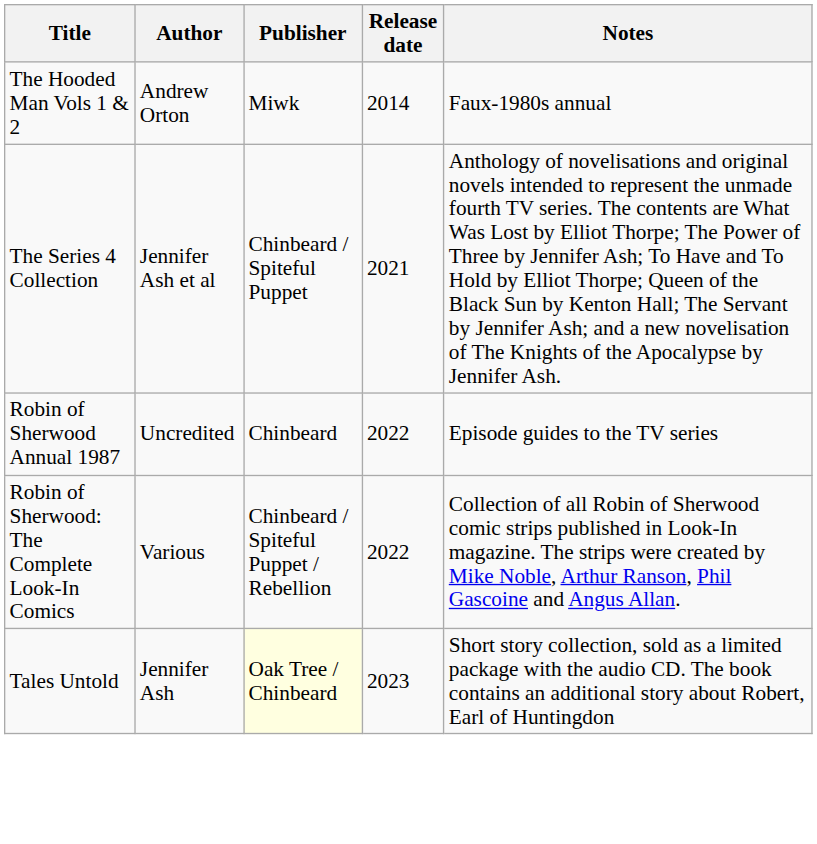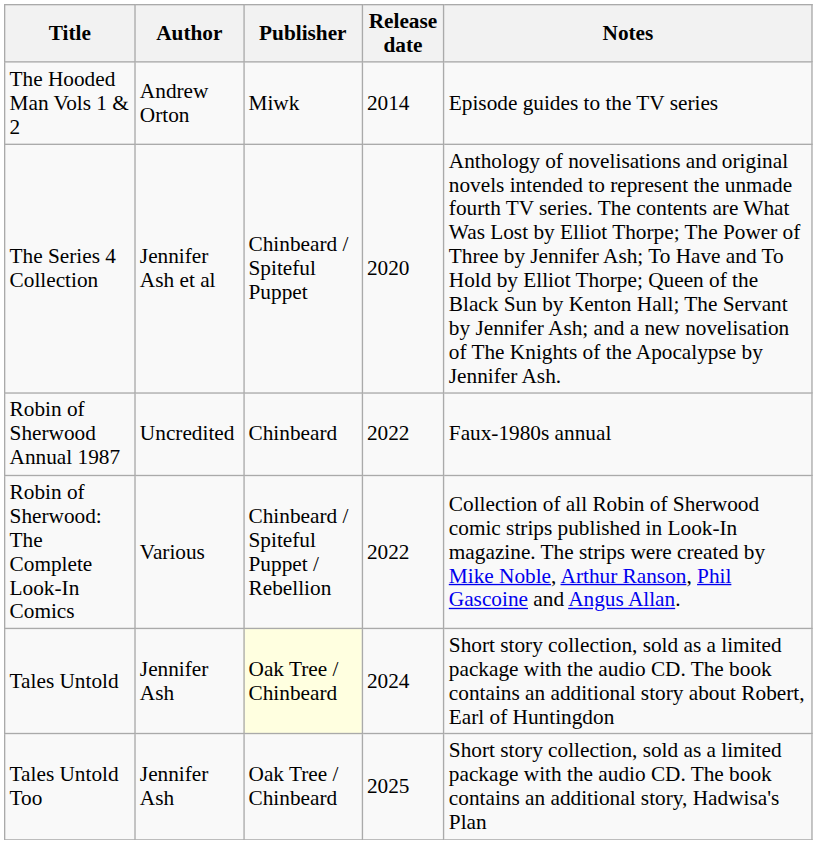(530, 103) Faux-1980s annual -> (583, 103) Episode guides to the TV series
(388, 268) 2021 -> (388, 268) 2020
(583, 433) Episode guides to the TV series -> (530, 433) Faux-1980s annual
(388, 680) 2023 -> (388, 680) 2024
+ row: (64, 786)
